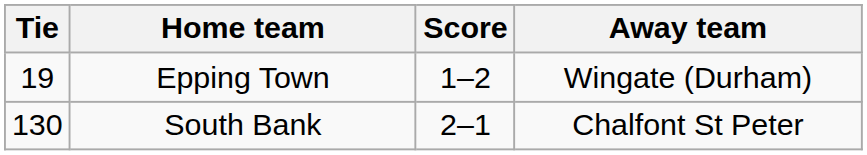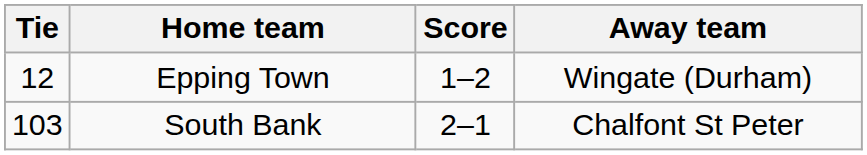(37, 76) 19 -> (37, 76) 12
(37, 125) 130 -> (37, 125) 103
